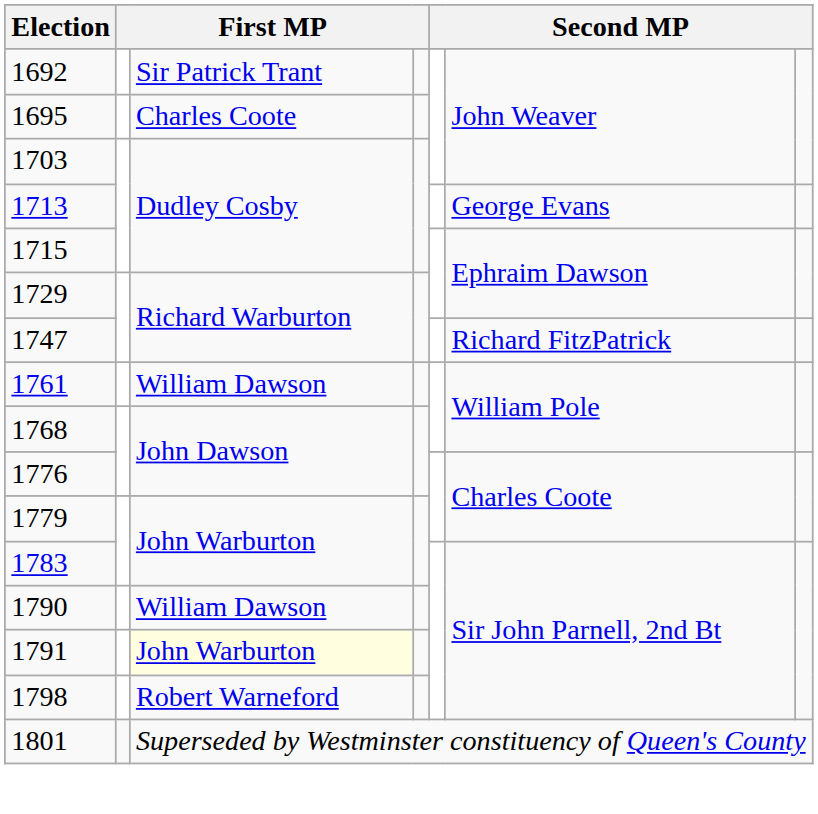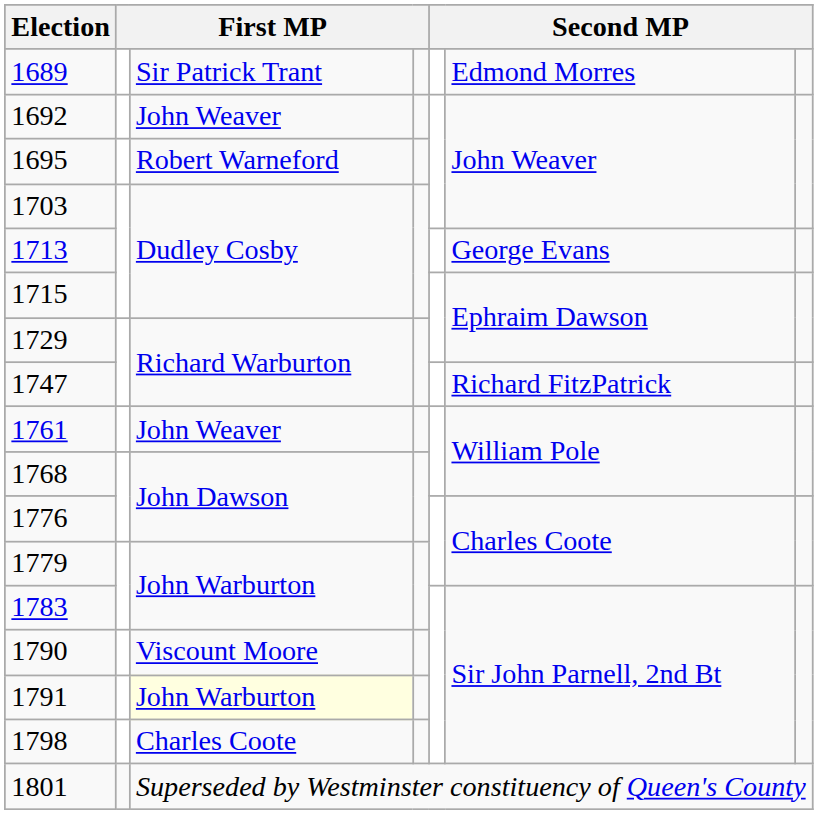+ row: (40, 71)
(229, 71) Sir Patrick Trant -> (208, 116) John Weaver
(216, 116) Charles Coote -> (237, 160) Robert Warneford
(231, 384) William Dawson -> (208, 428) John Weaver
(231, 607) William Dawson -> (227, 652) Viscount Moore
(237, 696) Robert Warneford -> (216, 741) Charles Coote
